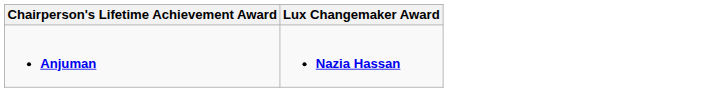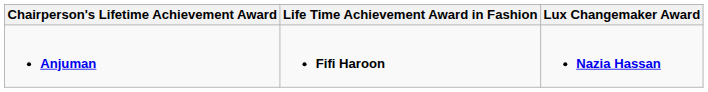+ column: (410, 14)
